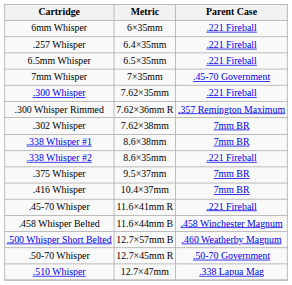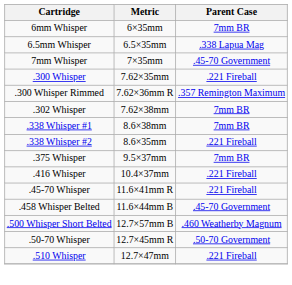(232, 28) .221 Fireball -> (232, 28) 7mm BR
- row: (59, 44)
(232, 61) .221 Fireball -> (232, 44) .338 Lapua Mag
(232, 191) 7mm BR -> (232, 174) .221 Fireball
(232, 223) .458 Winchester Magnum -> (232, 207) .45-70 Government
(232, 272) .338 Lapua Mag -> (232, 256) .221 Fireball
